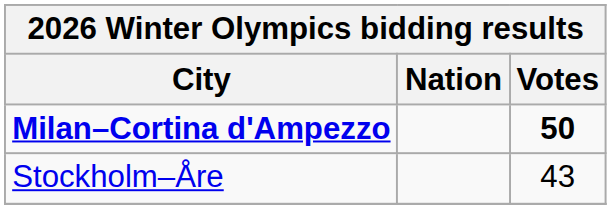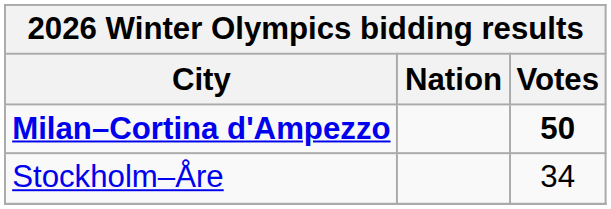(558, 177) 43 -> (558, 177) 34
